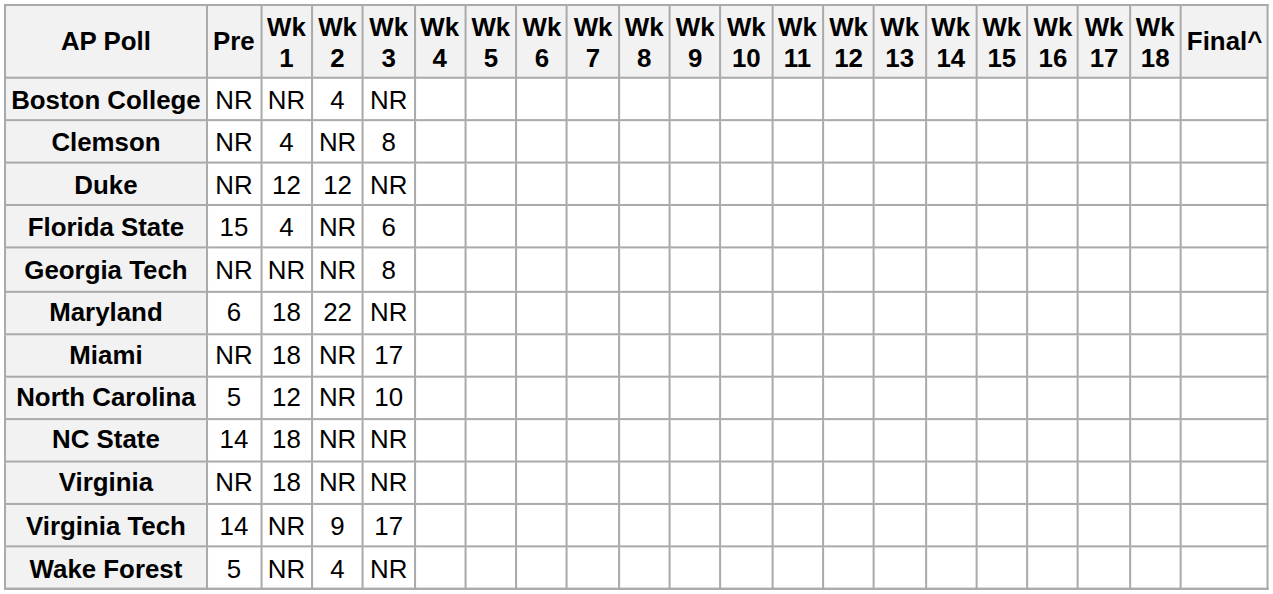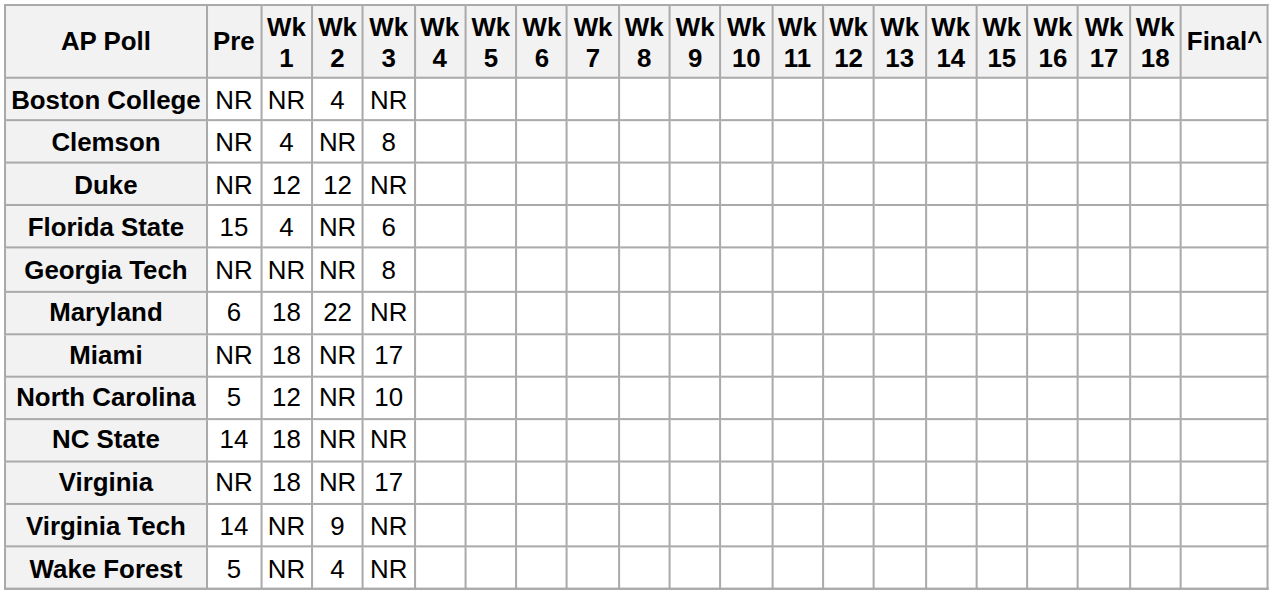(389, 483) NR -> (389, 483) 17
(389, 525) 17 -> (389, 525) NR
